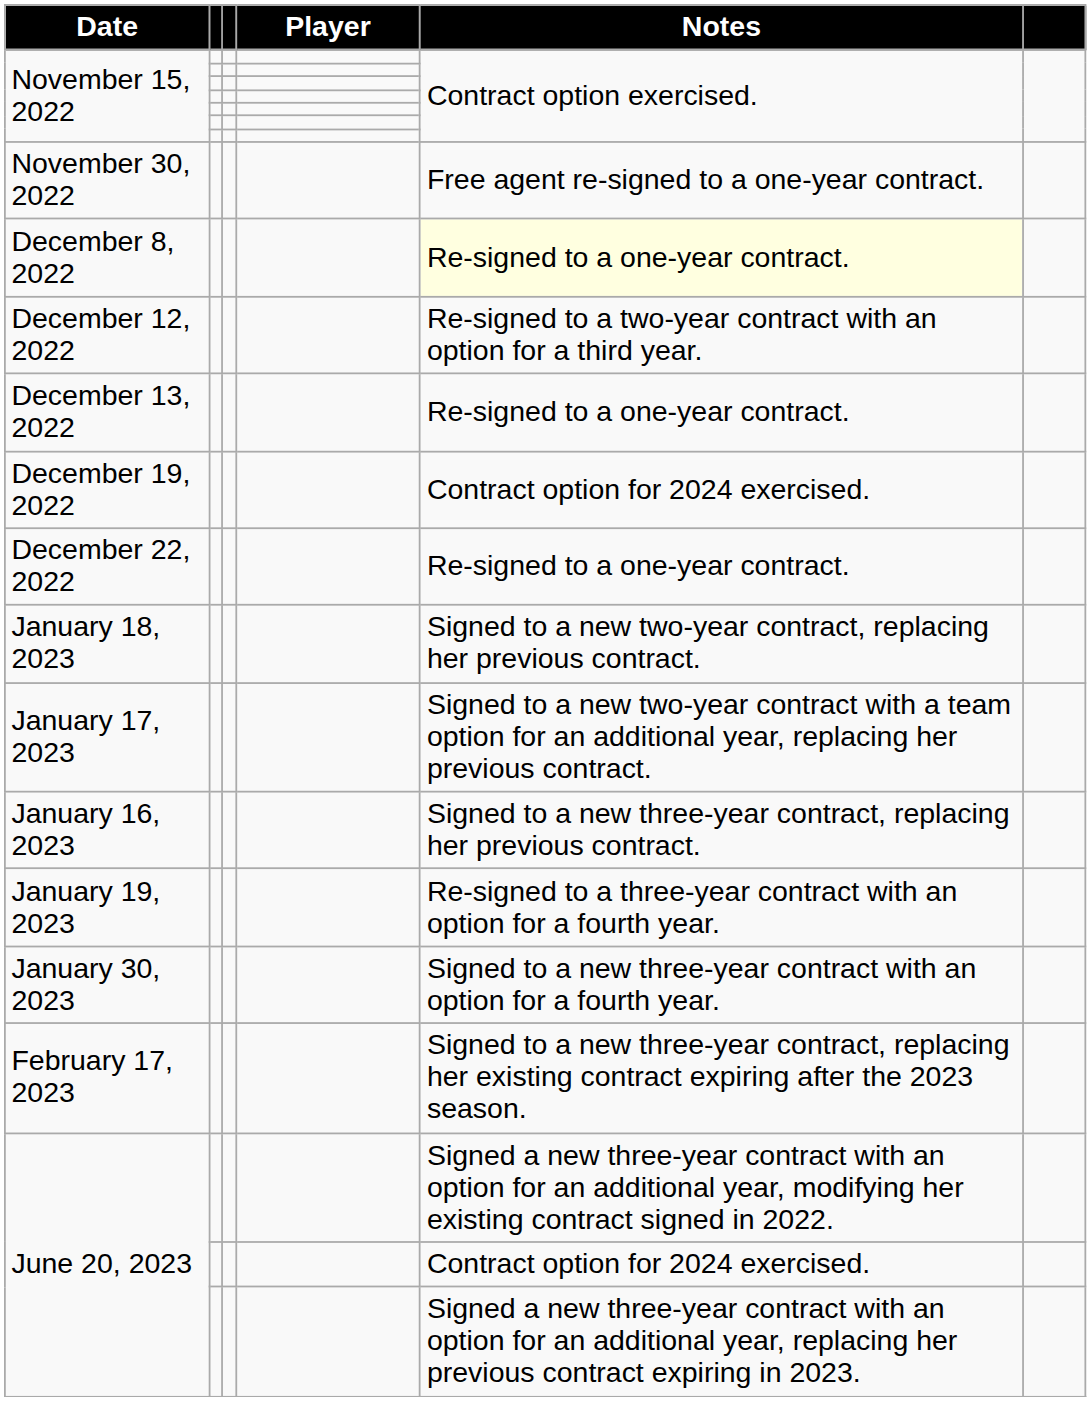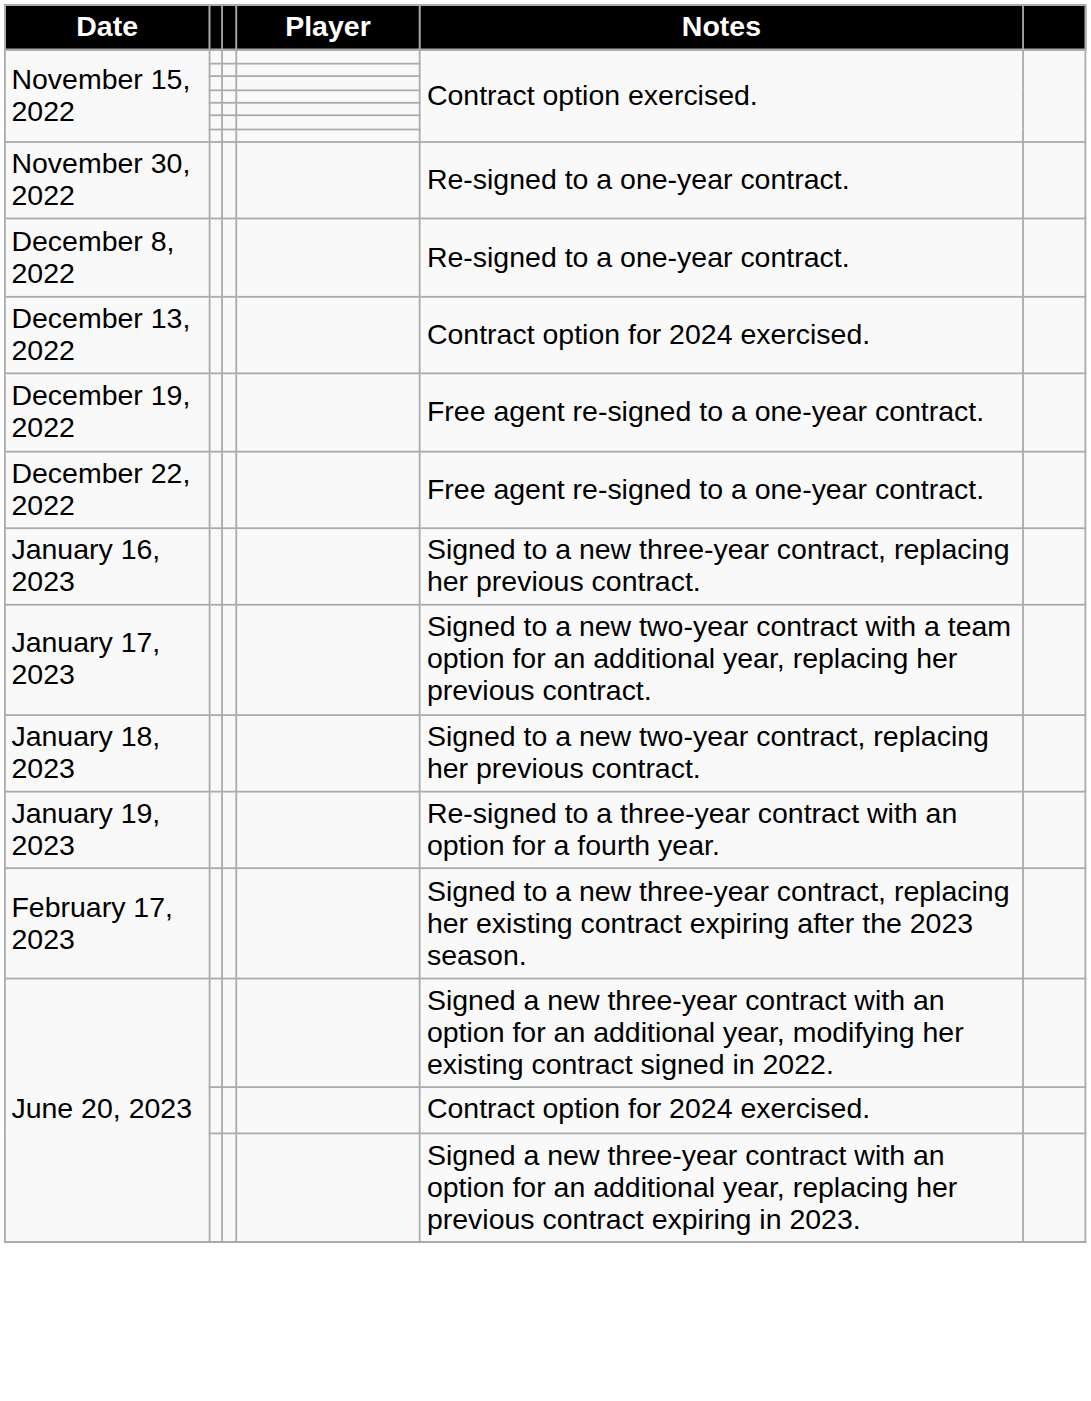(706, 180) Free agent re-signed to a one-year contract. -> (638, 180) Re-signed to a one-year contract.
(638, 257) lightyellow background -> (638, 257) no background
- row: (101, 334)
(638, 411) Re-signed to a one-year contract. -> (649, 334) Contract option for 2024 exercised.
(649, 488) Contract option for 2024 exercised. -> (706, 411) Free agent re-signed to a one-year contract.
(638, 566) Re-signed to a one-year contract. -> (706, 488) Free agent re-signed to a one-year contract.
rows swapped: (86, 829) <-> (86, 643)
- row: (86, 984)
